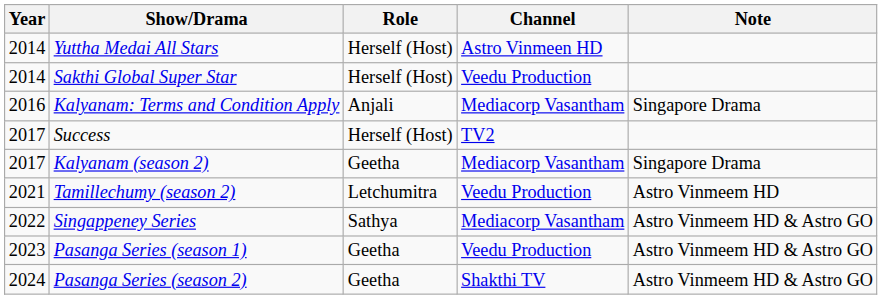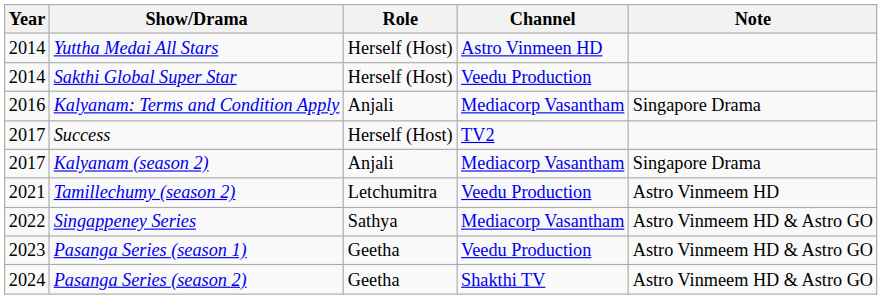(374, 163) Geetha -> (371, 163) Anjali
